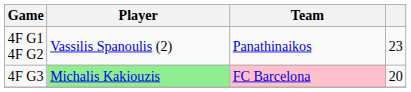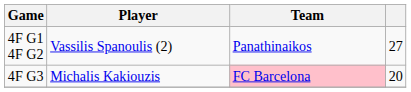(396, 45) 23 -> (396, 45) 27
(105, 76) lightgreen background -> (105, 76) no background
